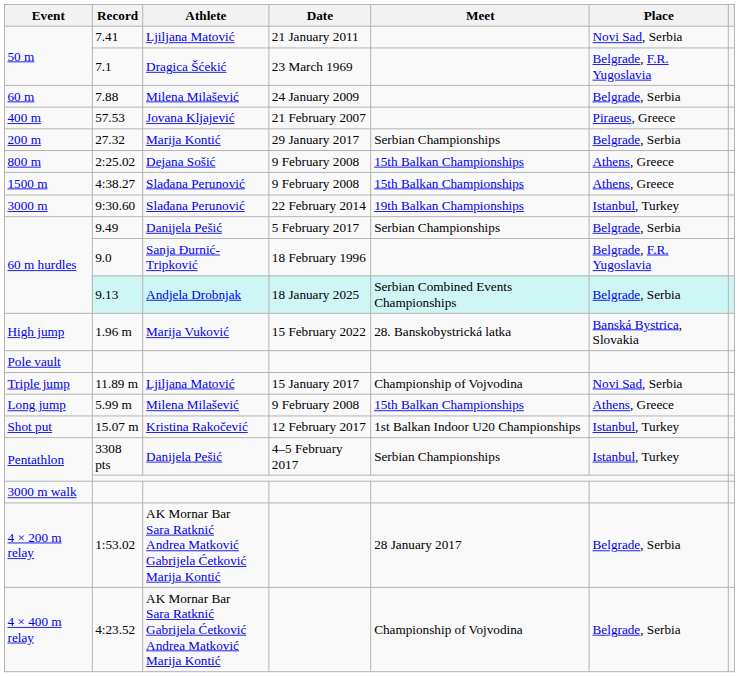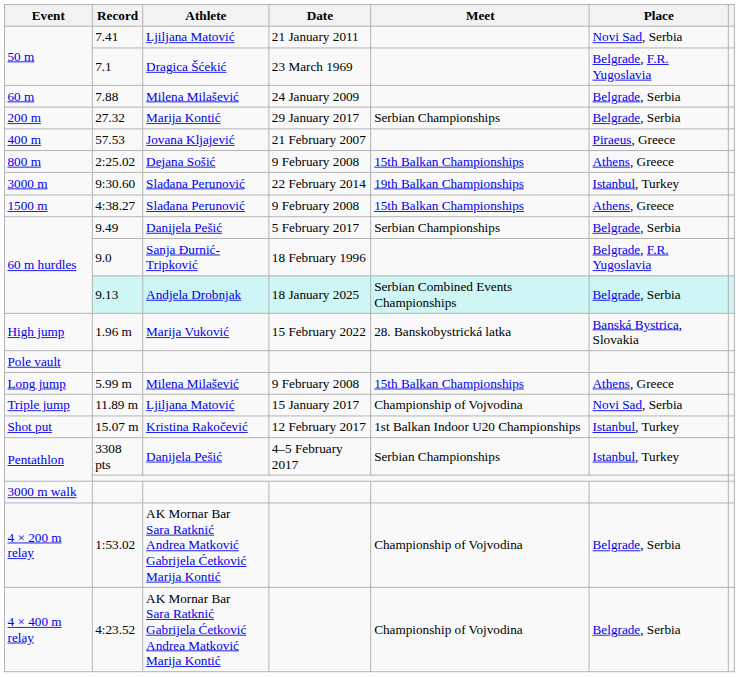rows swapped: (24, 140) <-> (24, 118)
rows swapped: (28, 183) <-> (28, 205)
rows swapped: (37, 405) <-> (39, 383)
(418, 545) 28 January 2017 -> (448, 545) Championship of Vojvodina
